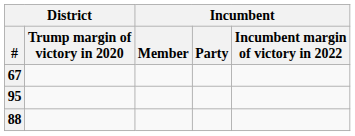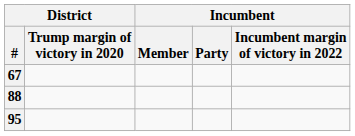rows swapped: (15, 119) <-> (15, 97)
